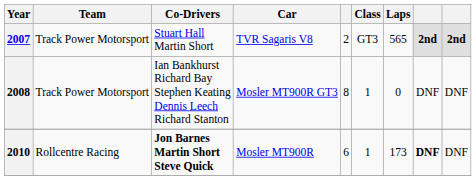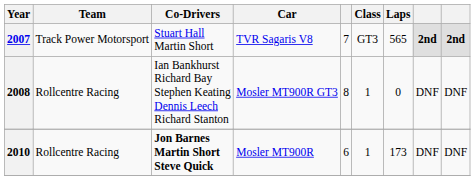(346, 40) 2 -> (346, 40) 7
(92, 93) Track Power Motorsport -> (77, 93) Rollcentre Racing
(428, 152) bold -> (427, 152) normal
